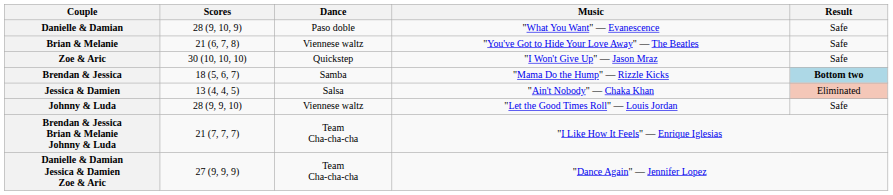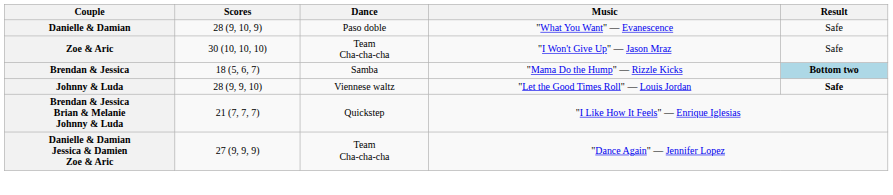- row: (82, 43)
(333, 59) Quickstep -> (364, 49) Team Cha-cha-cha
- row: (82, 91)
(839, 106) normal -> (834, 86) bold
(333, 133) Team Cha-cha-cha -> (364, 113) Quickstep
